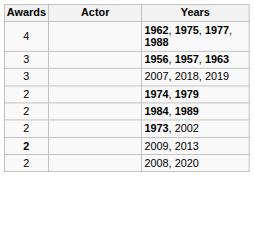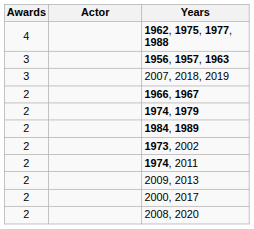+ row: (172, 94)
+ row: (171, 163)
(26, 146) bold -> (26, 180) normal
+ row: (172, 197)
